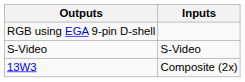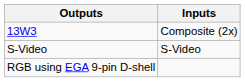rows swapped: (22, 67) <-> (81, 31)
